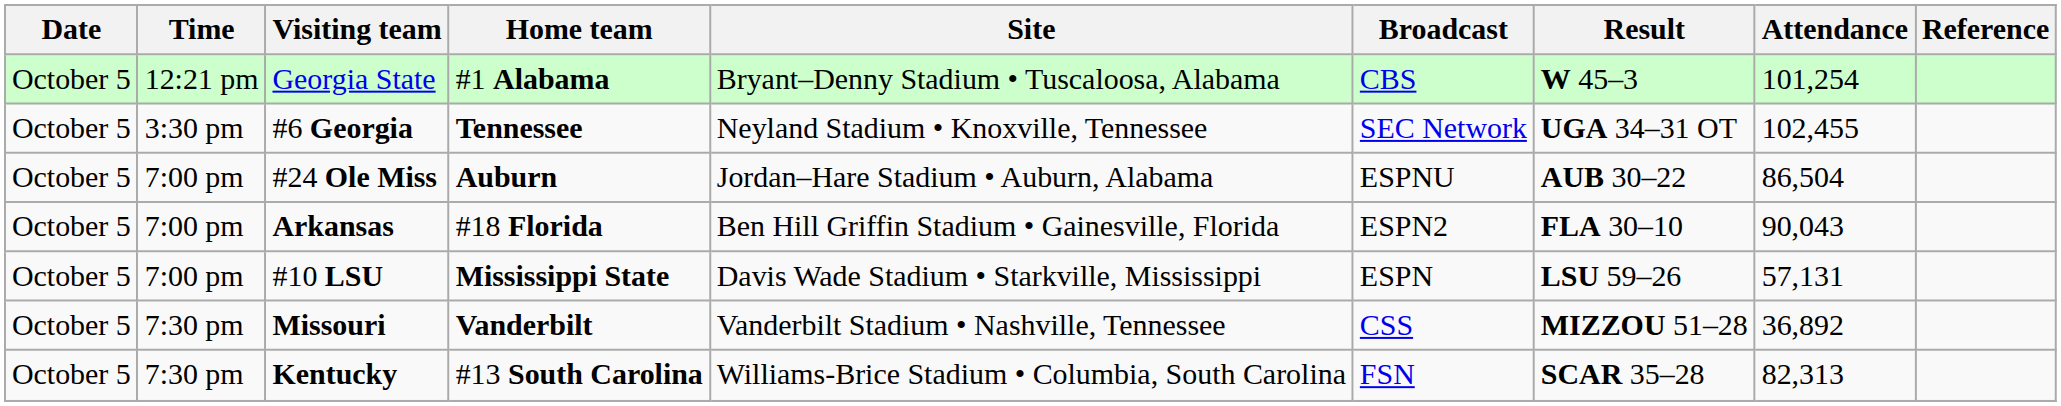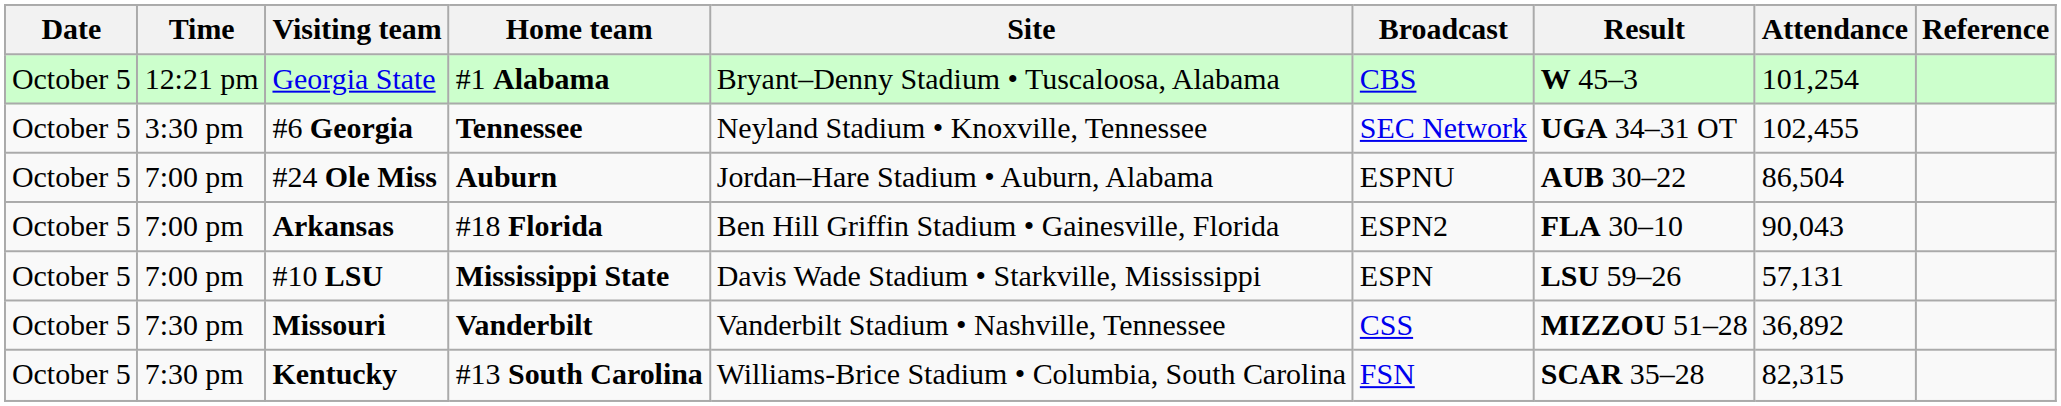(1803, 374) 82,313 -> (1803, 374) 82,315
